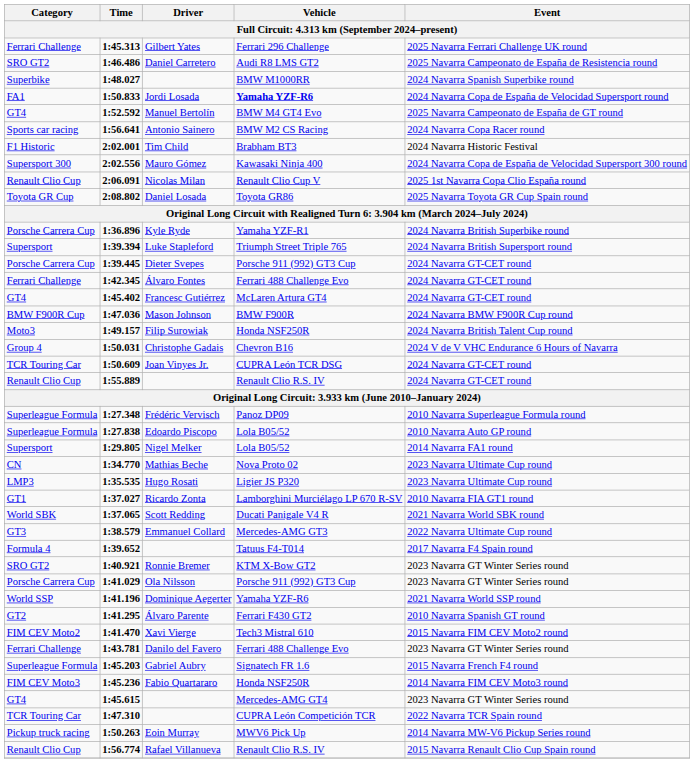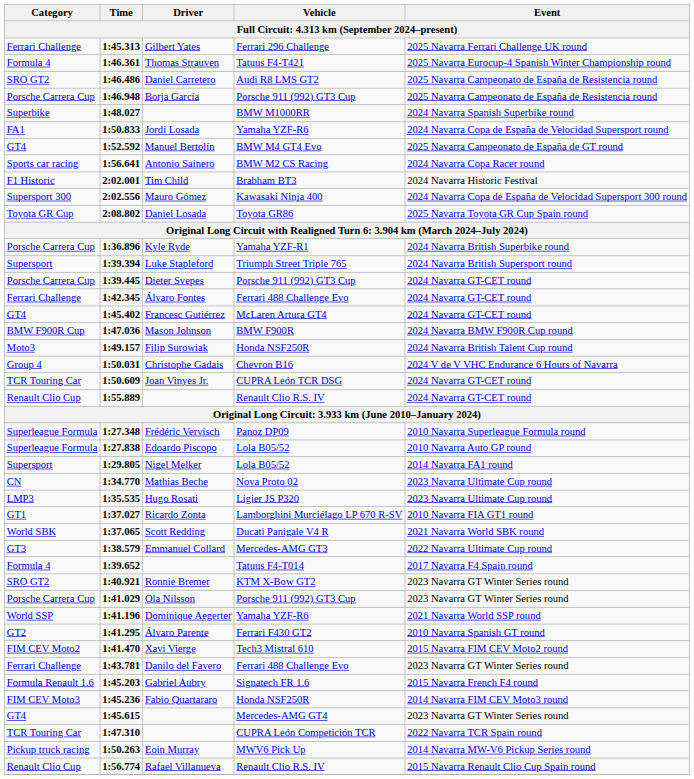+ row: (121, 63)
+ row: (121, 96)
(275, 96) bold -> (272, 130) normal
- row: (121, 180)
(52, 666) Superleague Formula -> (50, 682) Formula Renault 1.6
